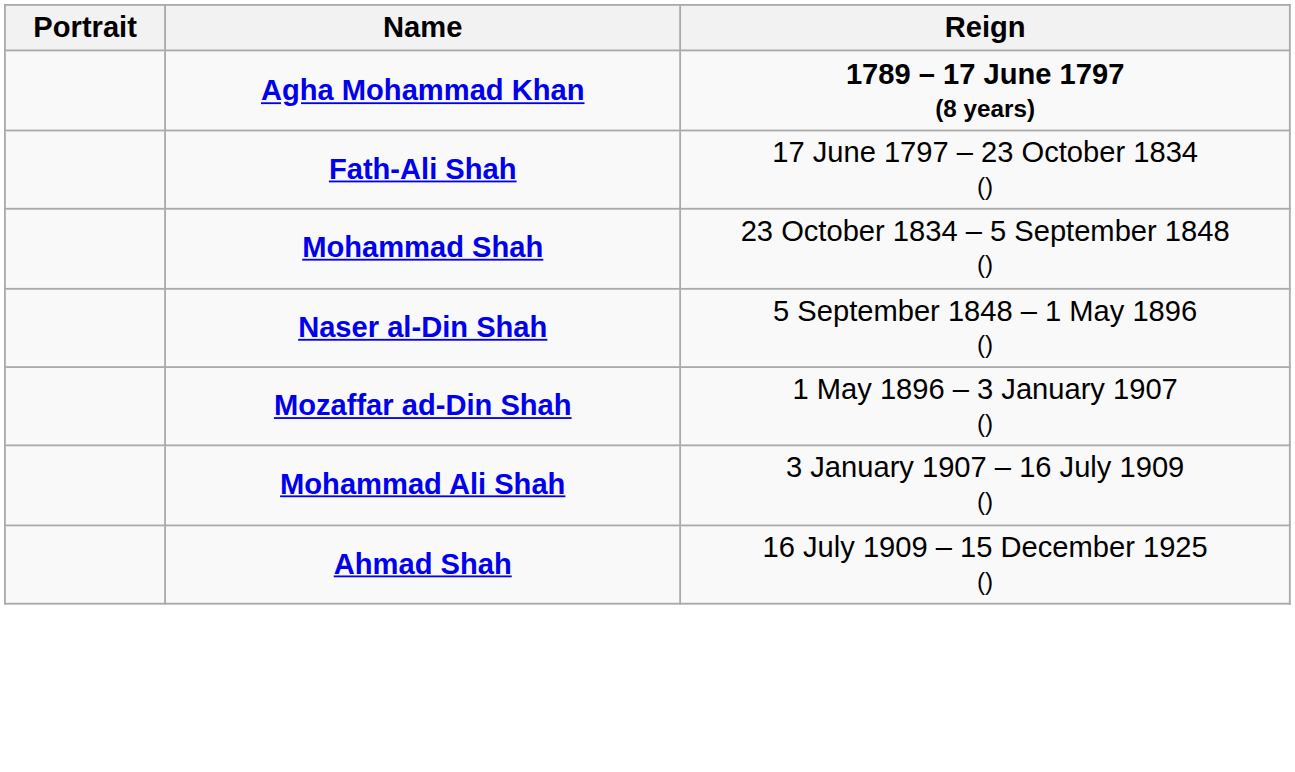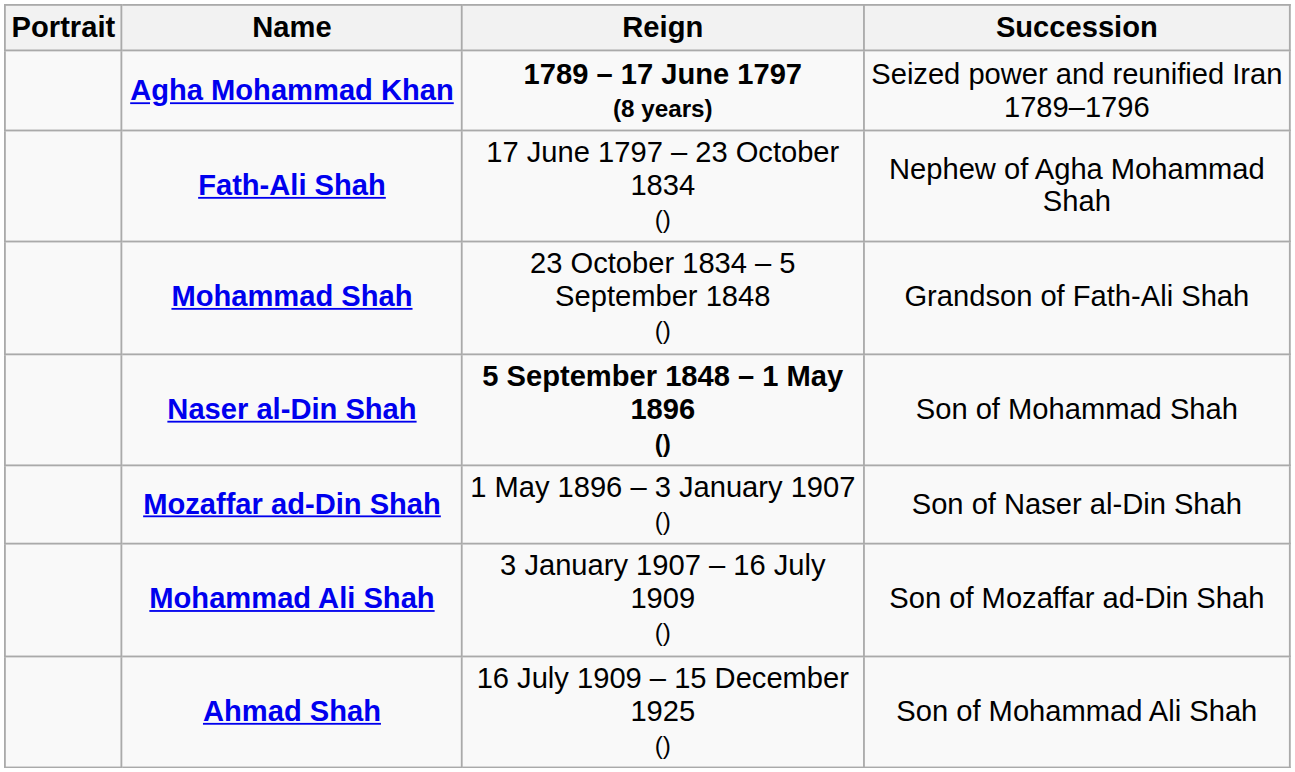+ column: (1077, 27)
(985, 326) normal -> (663, 408) bold
